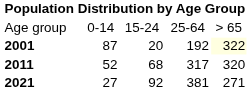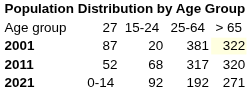(101, 27) 0-14 -> (110, 27) 27
(198, 46) 192 -> (198, 46) 381
(110, 83) 27 -> (101, 83) 0-14
(198, 83) 381 -> (198, 83) 192
